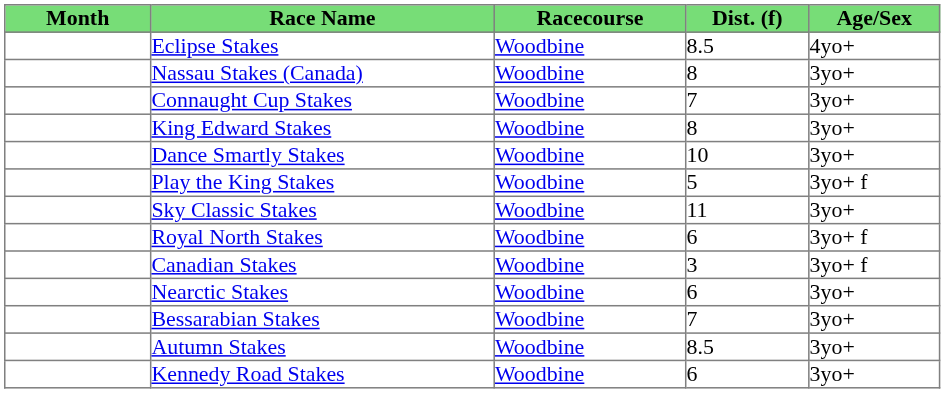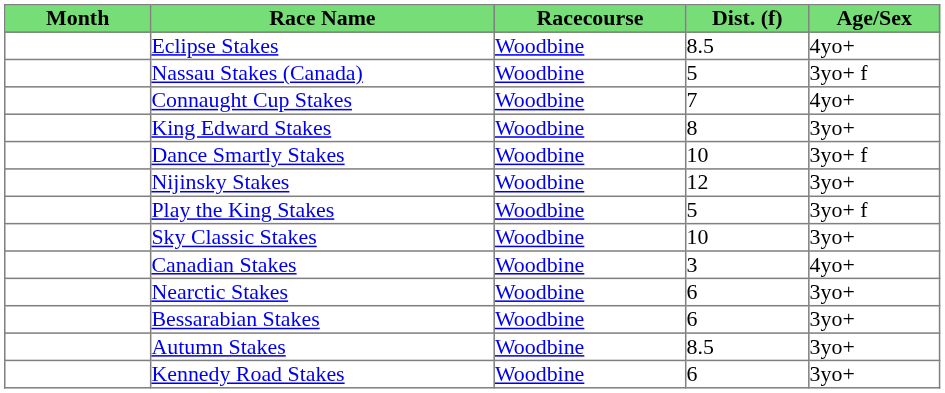(692, 72) 8 -> (692, 72) 5
(832, 72) 3yo+ -> (839, 72) 3yo+ f
(832, 100) 3yo+ -> (832, 100) 4yo+
(832, 154) 3yo+ -> (839, 154) 3yo+ f
+ row: (220, 182)
(697, 209) 11 -> (697, 237) 10
- row: (237, 237)
(839, 264) 3yo+ f -> (832, 264) 4yo+
(692, 319) 7 -> (692, 319) 6
